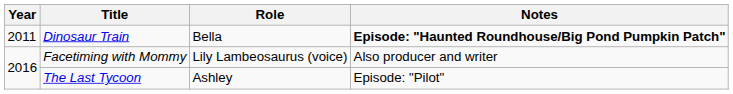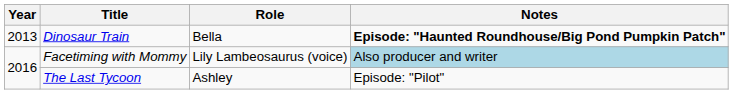(22, 36) 2011 -> (22, 36) 2013
(426, 57) no background -> (426, 57) lightblue background
